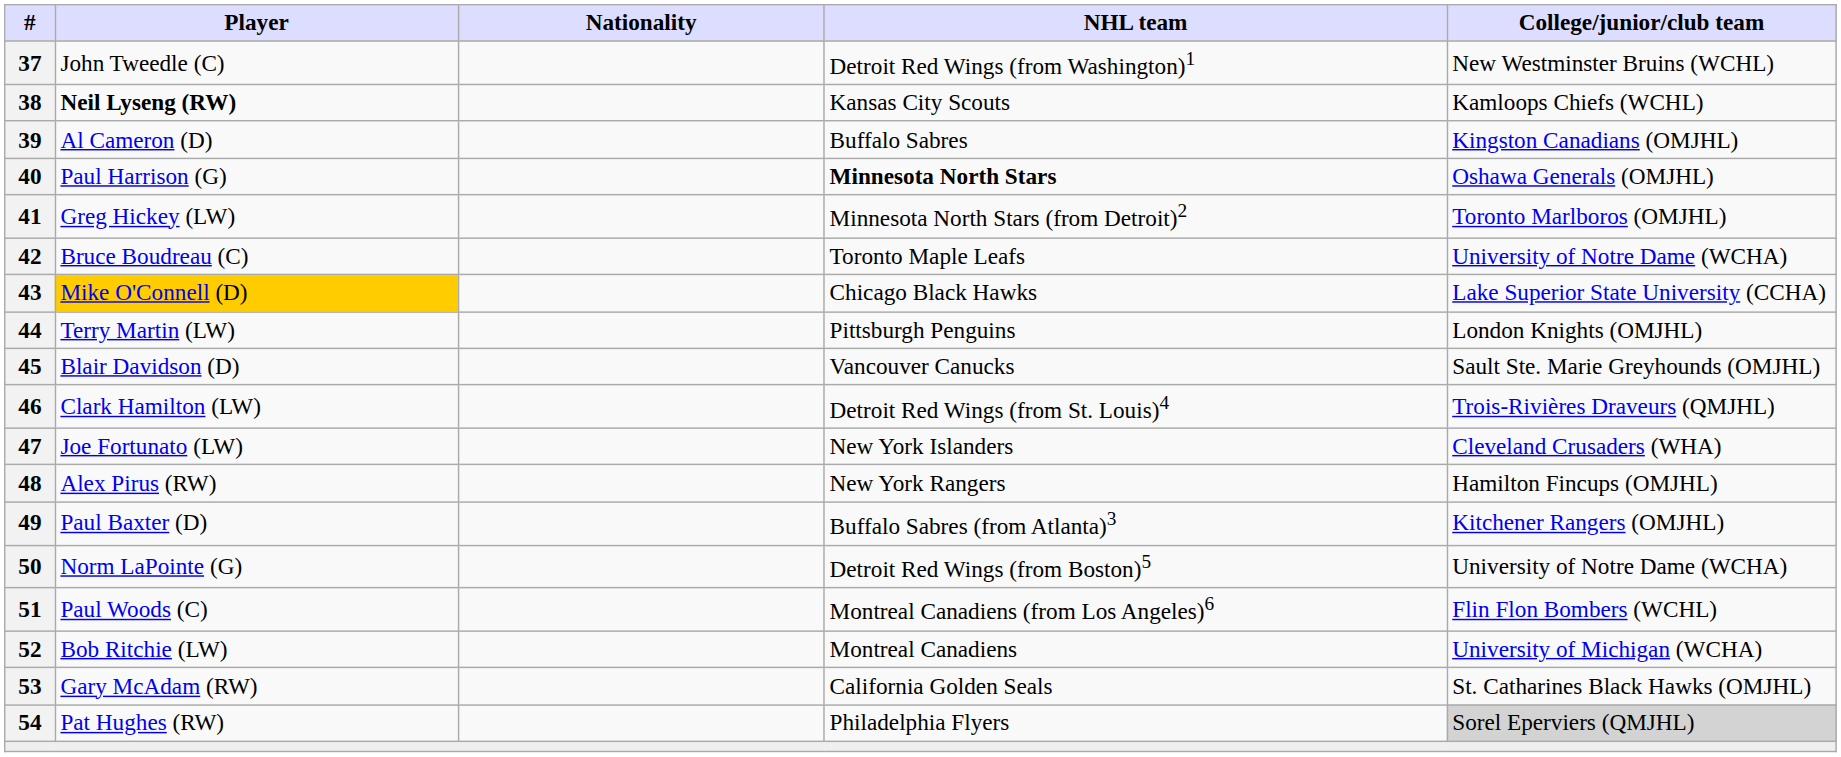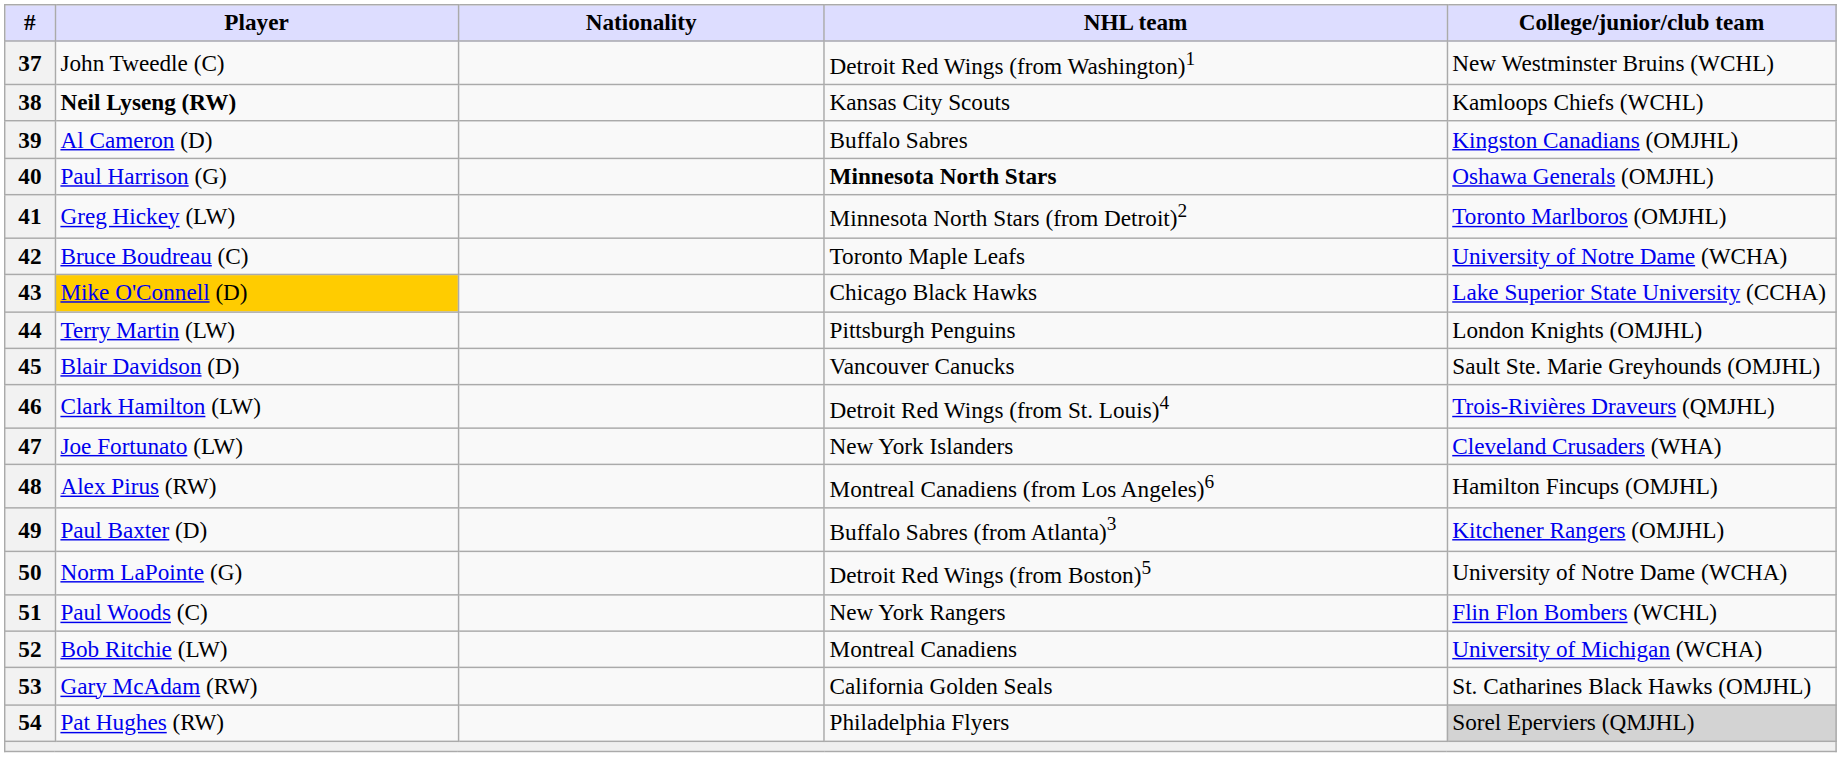(918, 483) New York Rangers -> (1022, 486) Montreal Canadiens (from Los Angeles)6
(1022, 609) Montreal Canadiens (from Los Angeles)6 -> (918, 612) New York Rangers
